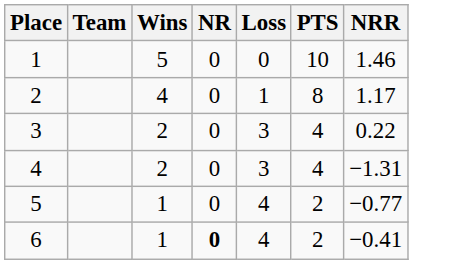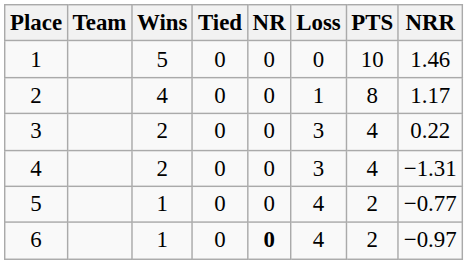+ column: (220, 22)
(376, 240) −0.41 -> (430, 240) −0.97
